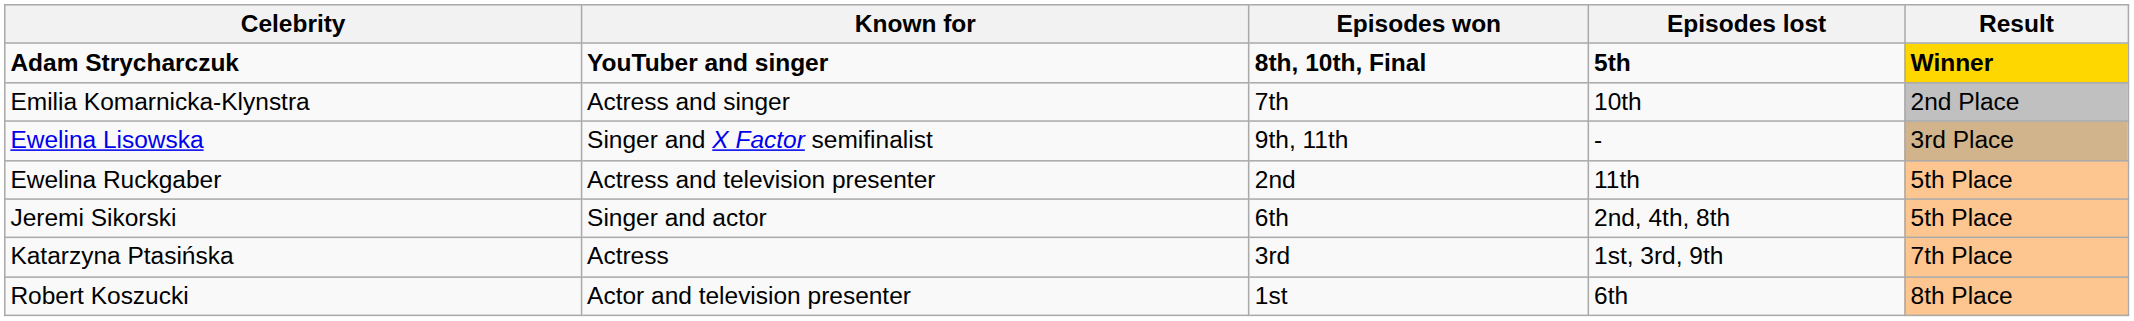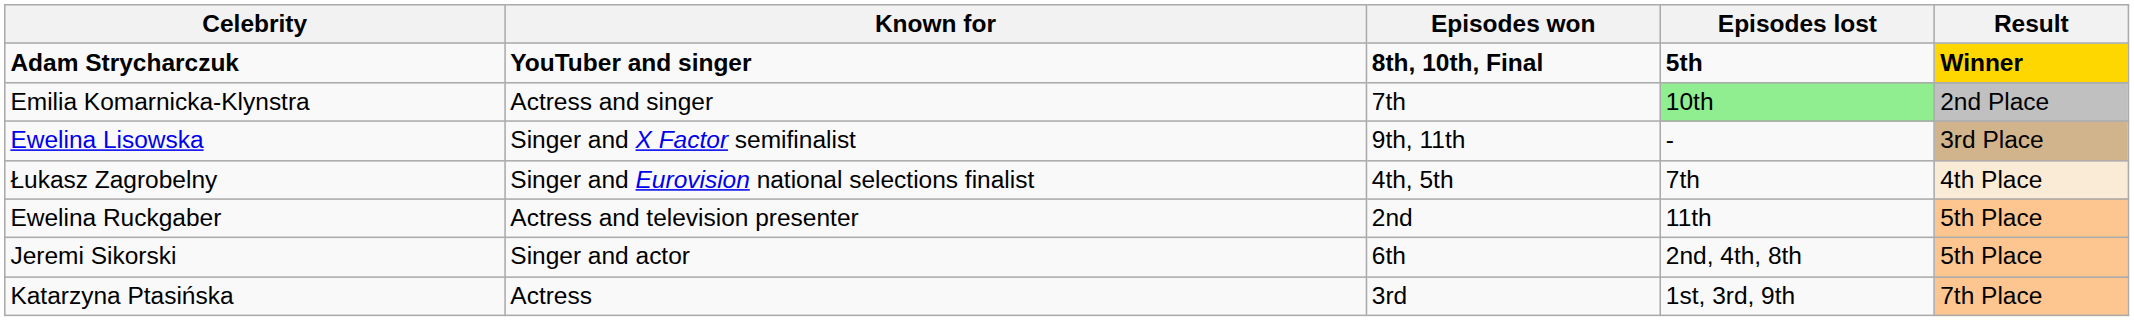(1618, 101) no background -> (1690, 101) lightgreen background
+ row: (114, 179)
- row: (100, 295)
